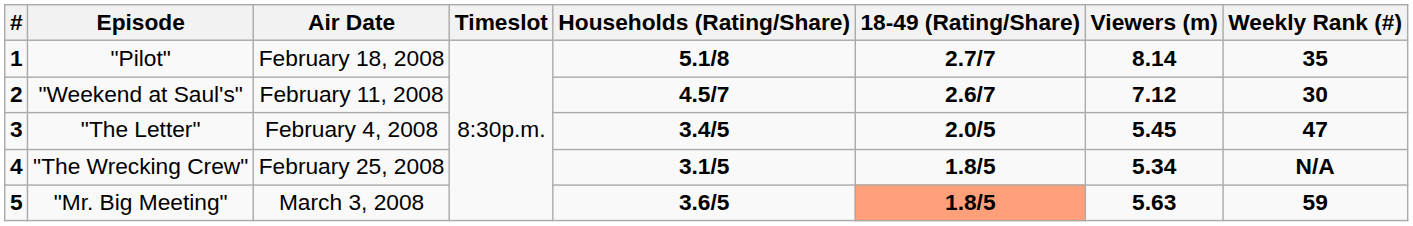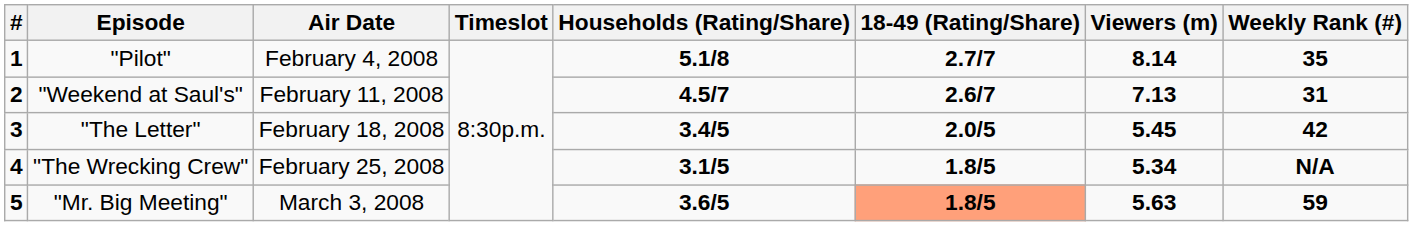(352, 58) February 18, 2008 -> (352, 58) February 4, 2008
(1154, 94) 7.12 -> (1154, 94) 7.13
(1315, 94) 30 -> (1315, 94) 31
(352, 130) February 4, 2008 -> (352, 130) February 18, 2008
(1315, 130) 47 -> (1315, 130) 42
